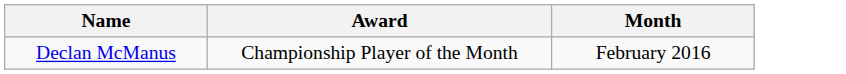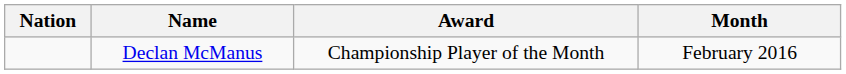+ column: (48, 20)
